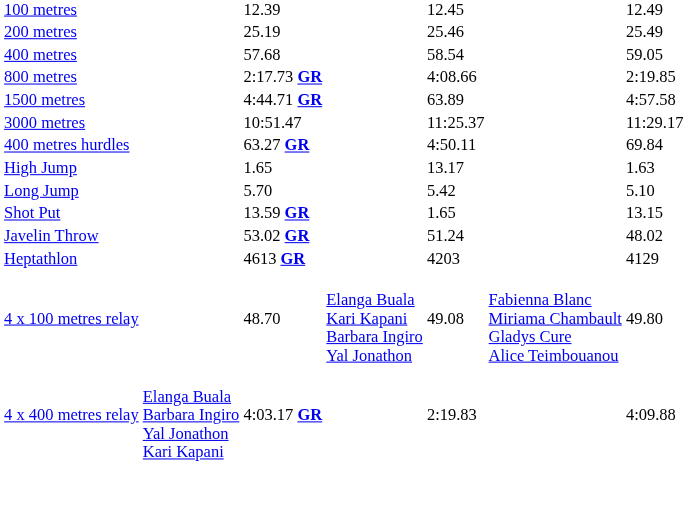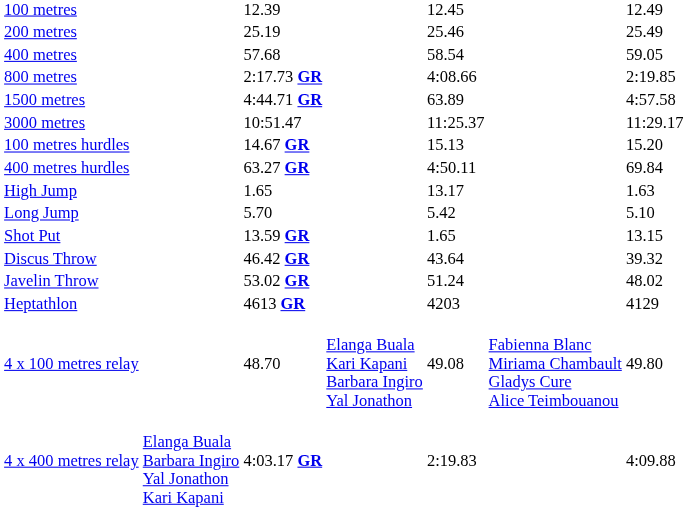+ row: (67, 145)
+ row: (50, 258)
